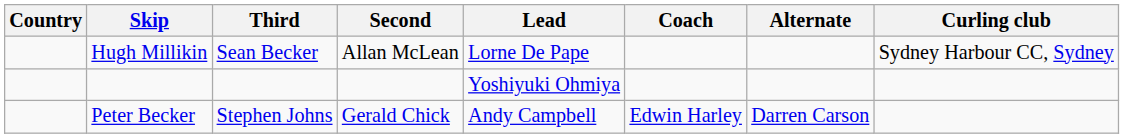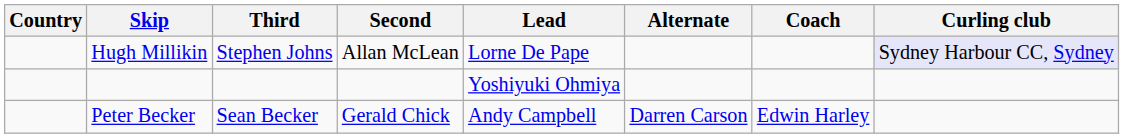columns swapped: (810, 20) <-> (686, 20)
(267, 52) Sean Becker -> (275, 52) Stephen Johns
(996, 52) no background -> (996, 52) lavender background
(275, 116) Stephen Johns -> (267, 116) Sean Becker
